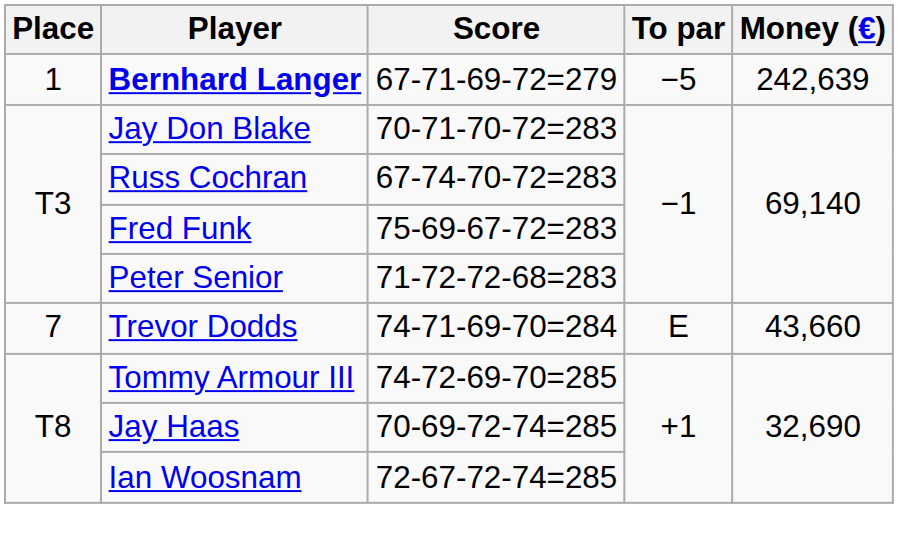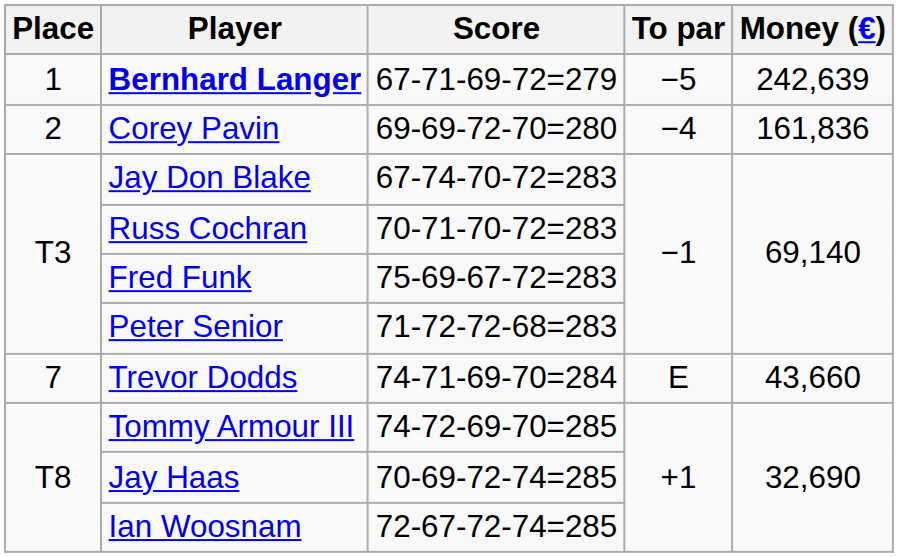+ row: (194, 128)
(497, 128) 70-71-70-72=283 -> (497, 178) 67-74-70-72=283
(497, 178) 67-74-70-72=283 -> (497, 228) 70-71-70-72=283
